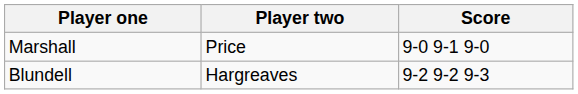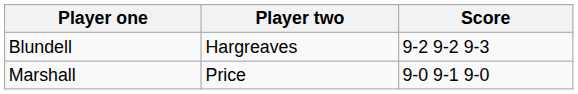rows swapped: (40, 74) <-> (42, 46)
